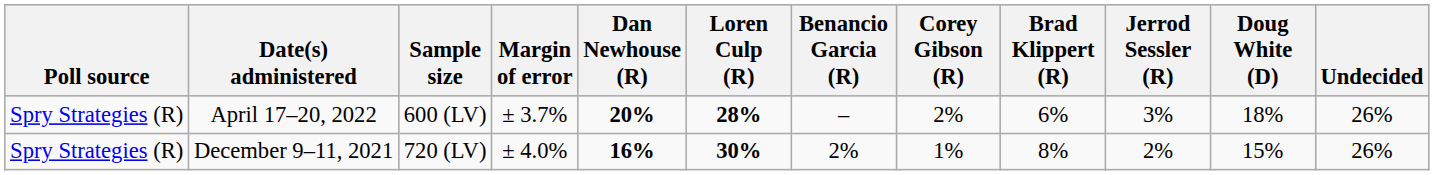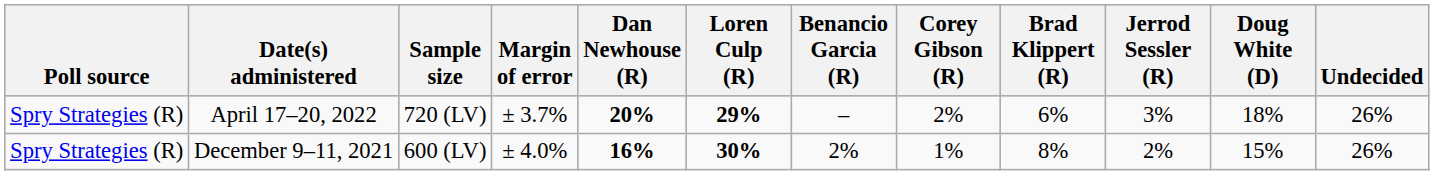(445, 114) 600 (LV) -> (445, 114) 720 (LV)
(739, 114) 28% -> (739, 114) 29%
(445, 151) 720 (LV) -> (445, 151) 600 (LV)
